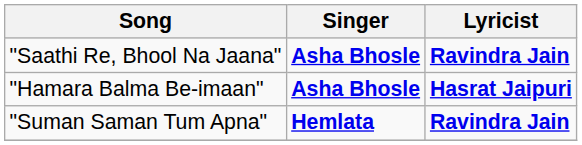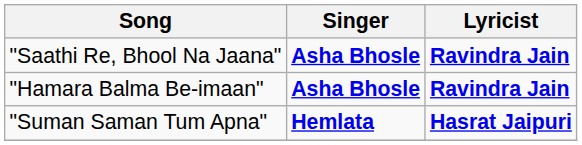(501, 88) Hasrat Jaipuri -> (500, 88) Ravindra Jain
(500, 122) Ravindra Jain -> (501, 122) Hasrat Jaipuri
